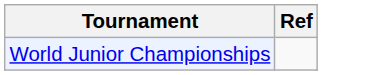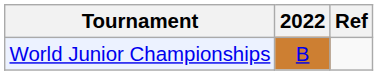+ column: (303, 21)
